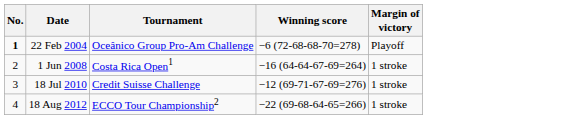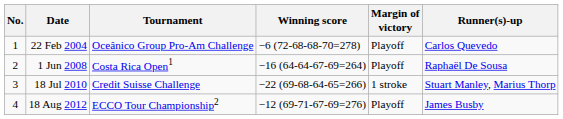+ column: (490, 20)
(15, 45) bold -> (15, 45) normal
(389, 65) 1 stroke -> (388, 65) Playoff
(312, 85) −12 (69-71-67-69=276) -> (312, 85) −22 (69-68-64-65=266)
(312, 104) −22 (69-68-64-65=266) -> (312, 104) −12 (69-71-67-69=276)
(389, 104) 1 stroke -> (388, 104) Playoff
